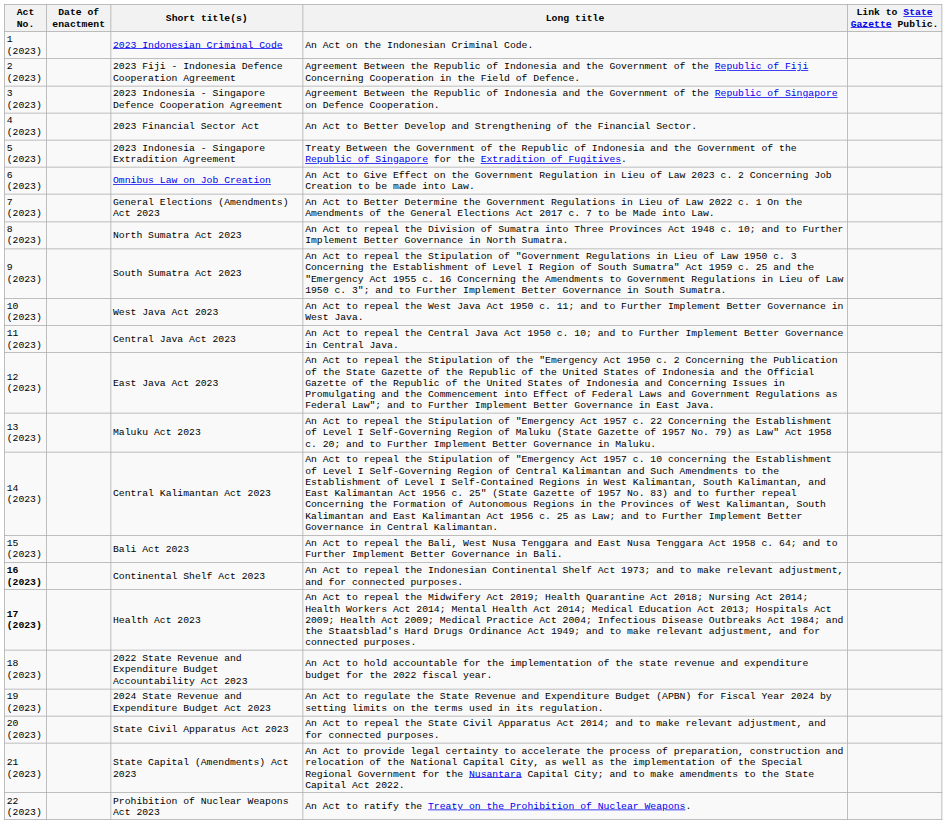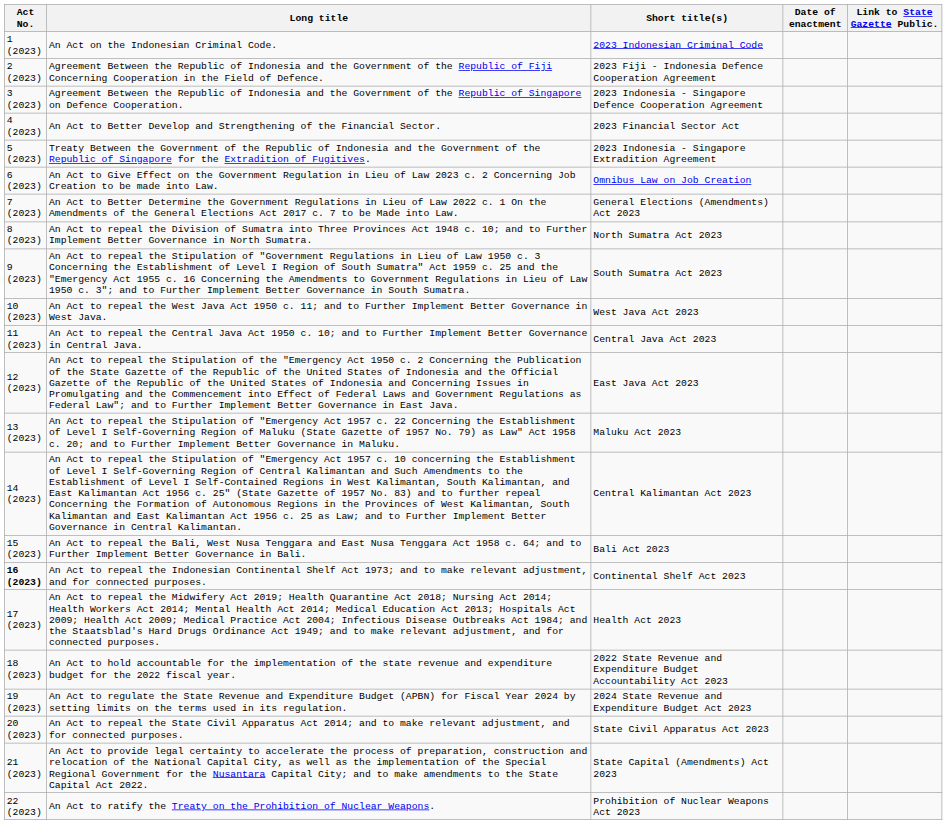columns swapped: (79, 18) <-> (575, 18)
(24, 620) bold -> (24, 620) normal
